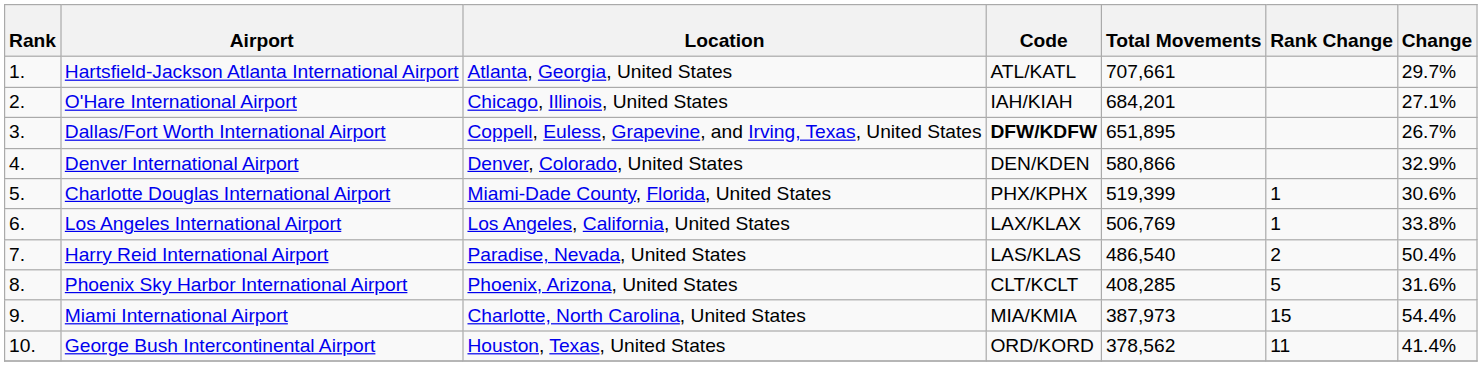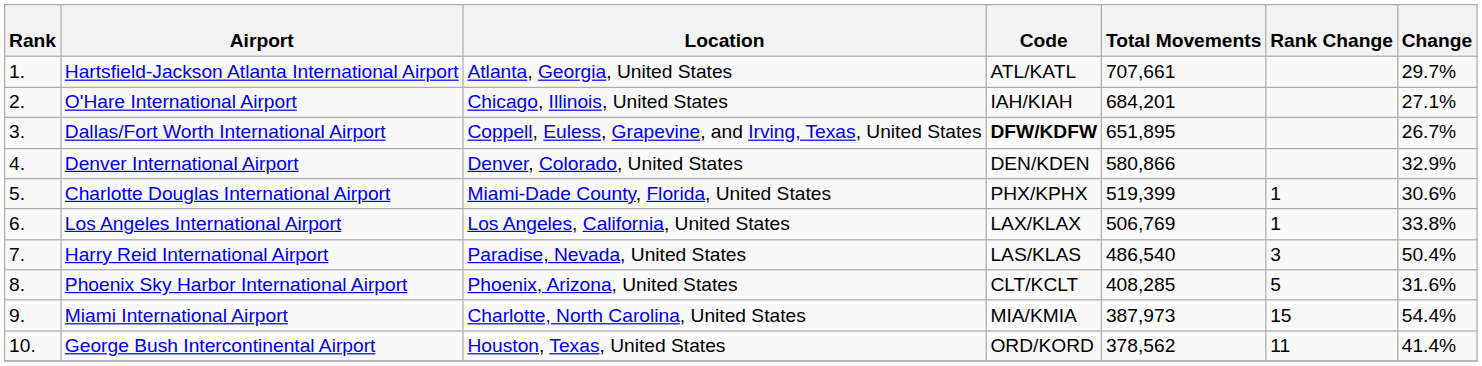(1276, 254) 2 -> (1276, 254) 3
